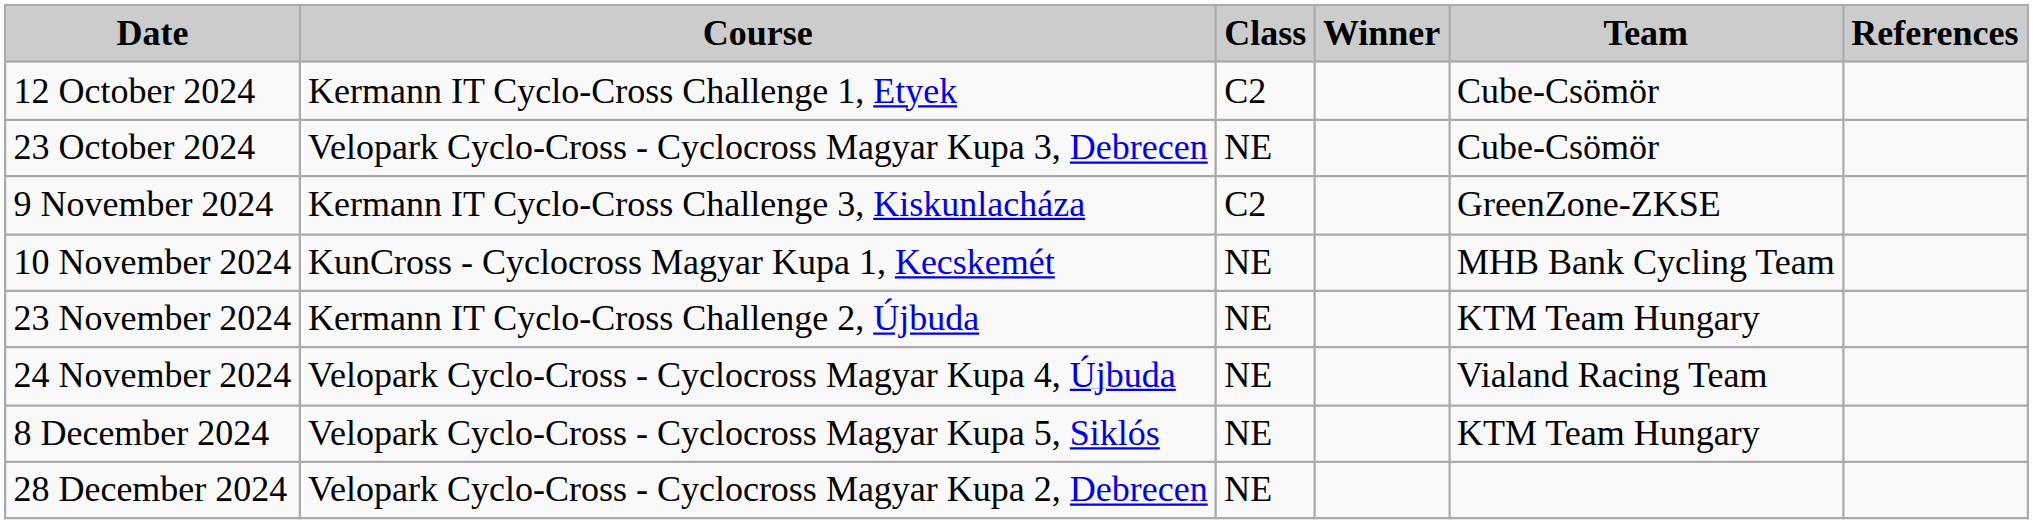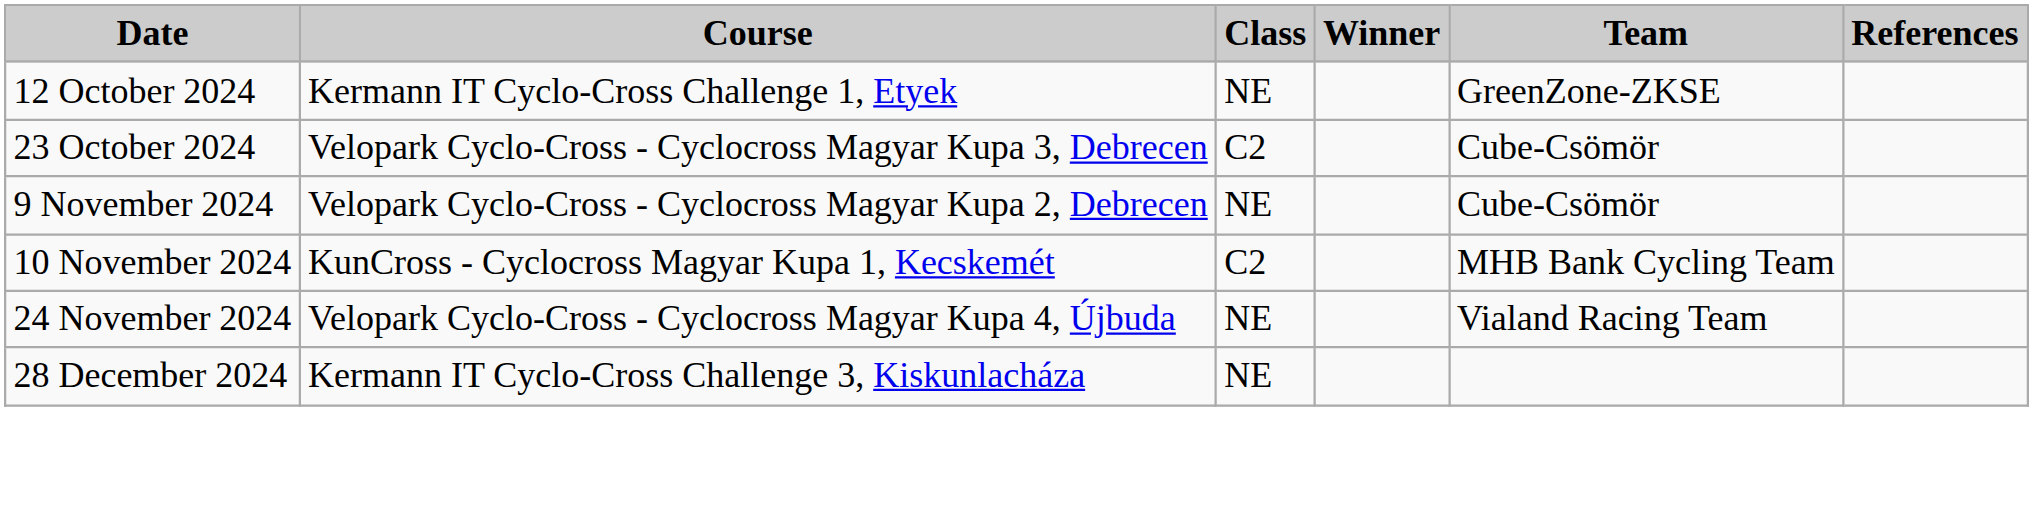(1245, 90) C2 -> (1248, 90) NE
(1558, 90) Cube-Csömör -> (1589, 90) GreenZone-ZKSE
(1248, 147) NE -> (1245, 147) C2
(697, 204) Kermann IT Cyclo-Cross Challenge 3, Kiskunlacháza -> (758, 204) Velopark Cyclo-Cross - Cyclocross Magyar Kupa 2, Debrecen
(1245, 204) C2 -> (1248, 204) NE
(1589, 204) GreenZone-ZKSE -> (1558, 204) Cube-Csömör
(1248, 261) NE -> (1245, 261) C2
- row: (152, 318)
- row: (141, 432)
(758, 489) Velopark Cyclo-Cross - Cyclocross Magyar Kupa 2, Debrecen -> (697, 375) Kermann IT Cyclo-Cross Challenge 3, Kiskunlacháza
